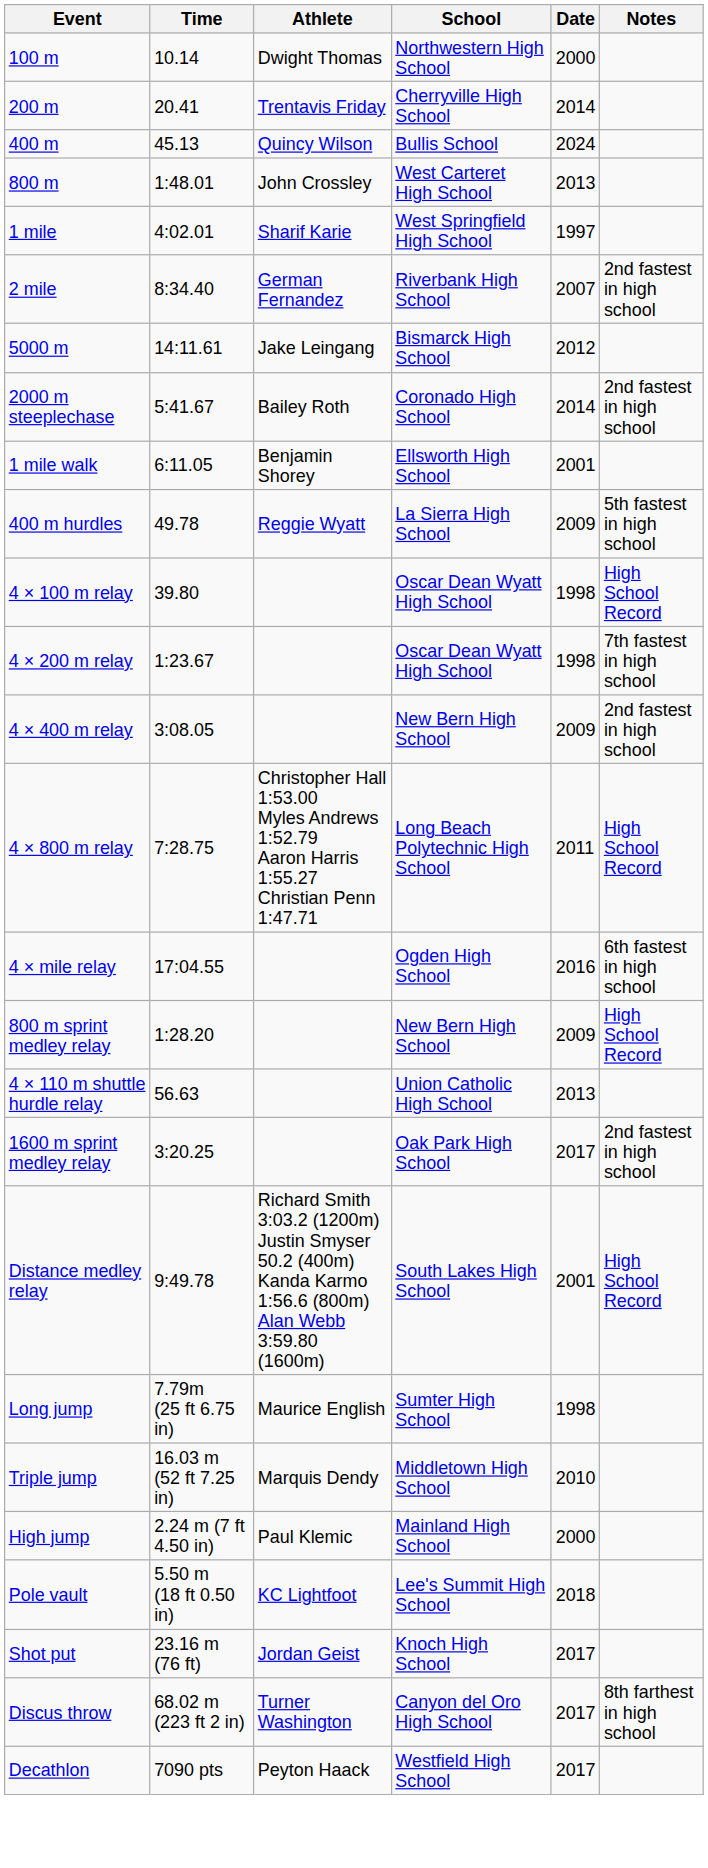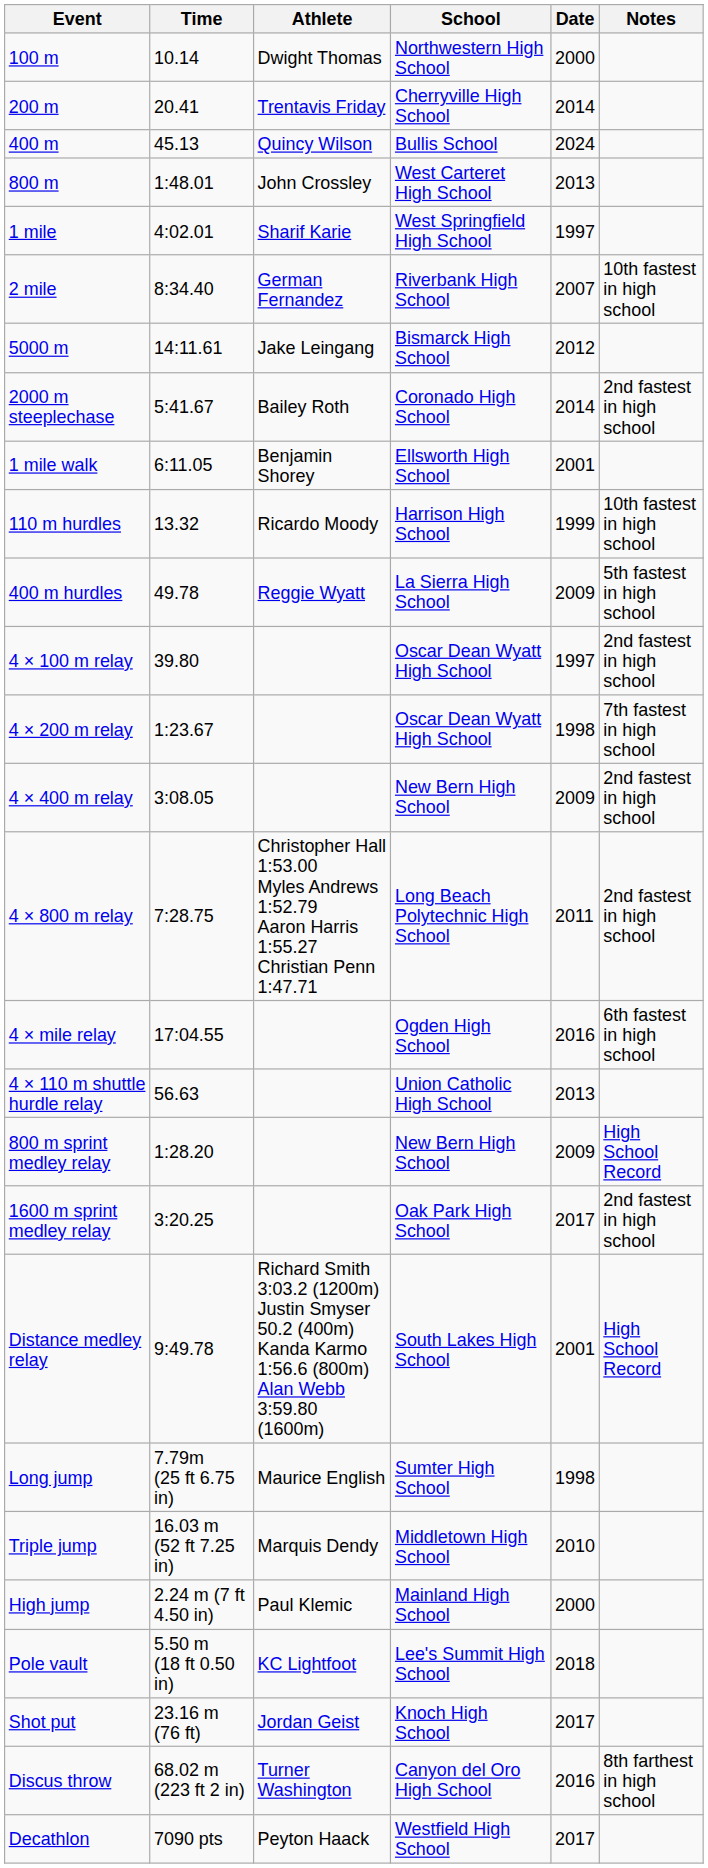(648, 290) 2nd fastest in high school -> (650, 290) 10th fastest in high school
+ row: (65, 524)
(576, 592) 1998 -> (575, 661) 1997
(633, 592) High School Record -> (647, 661) 2nd fastest in high school
(633, 848) High School Record -> (647, 916) 2nd fastest in high school
rows swapped: (77, 1093) <-> (60, 1035)
(576, 1712) 2017 -> (575, 1780) 2016
